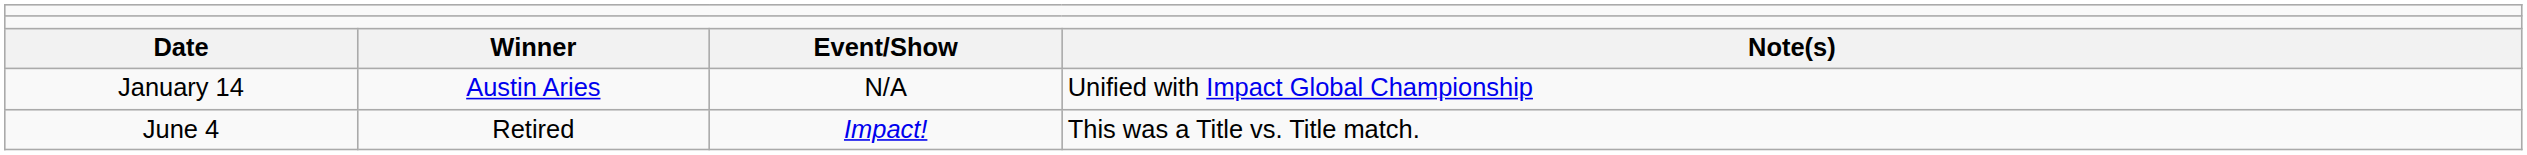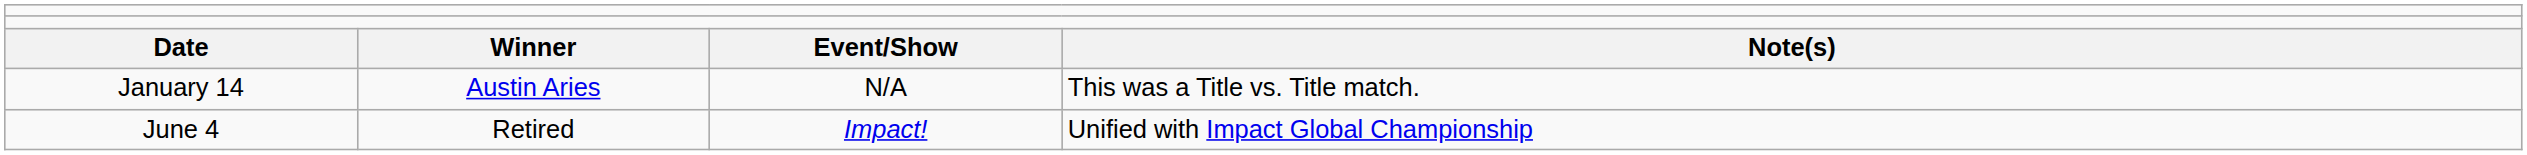(1300, 88) Unified with Impact Global Championship -> (1244, 88) This was a Title vs. Title match.
(1244, 128) This was a Title vs. Title match. -> (1300, 128) Unified with Impact Global Championship
